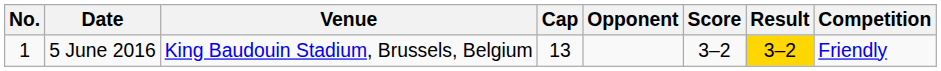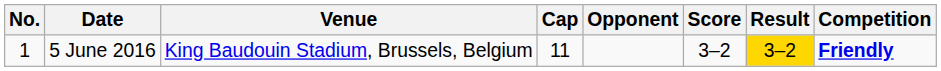(560, 50) 13 -> (560, 50) 11
(853, 50) normal -> (856, 50) bold
